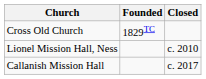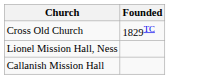- column: (183, 12)
